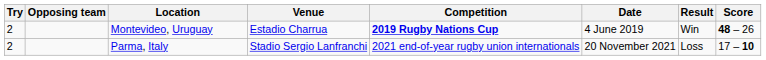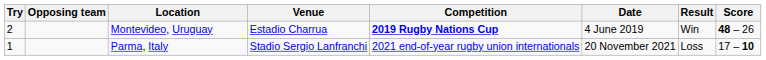(10, 47) 2 -> (10, 47) 1
